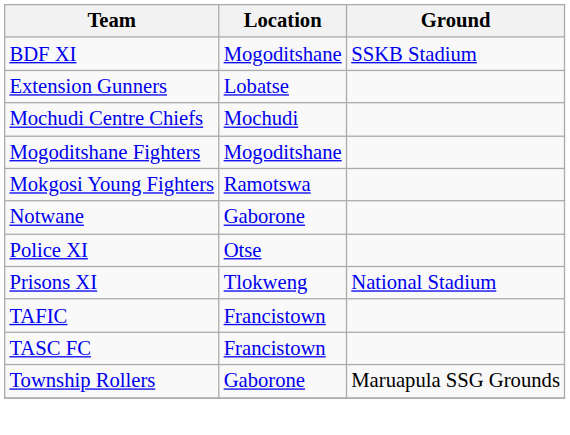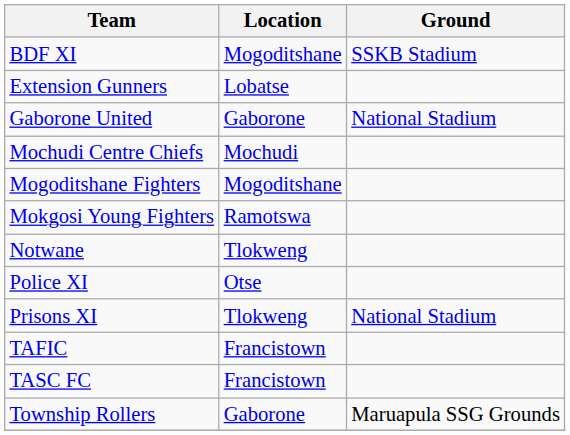+ row: (81, 119)
(264, 217) Gaborone -> (265, 250) Tlokweng
